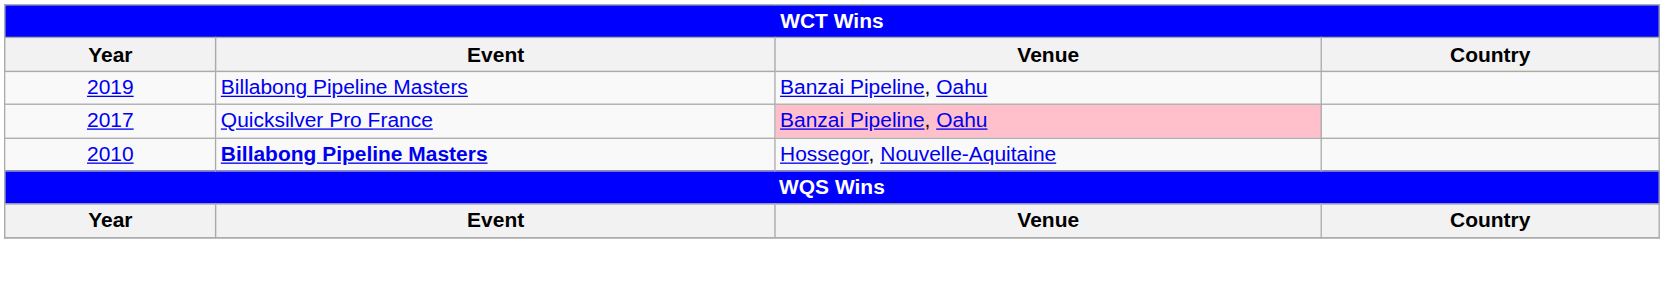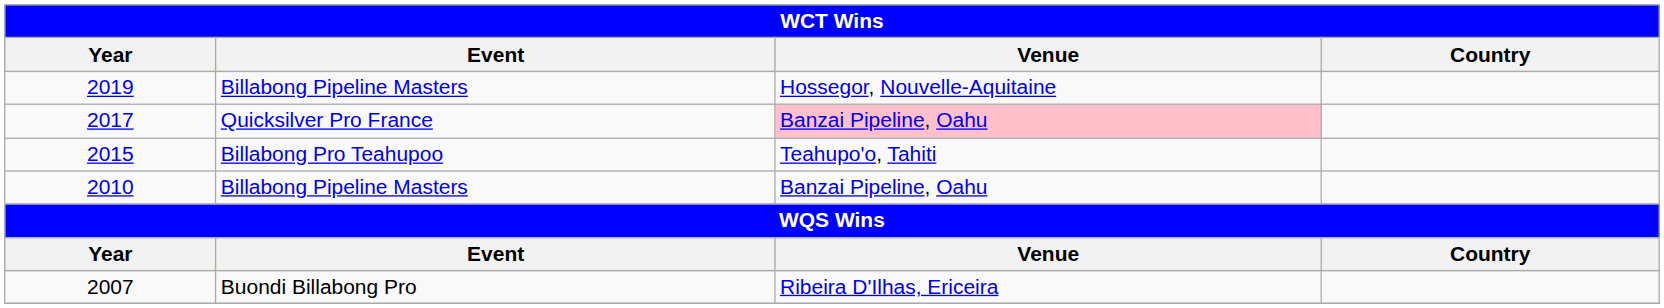(884, 87) Banzai Pipeline, Oahu -> (918, 87) Hossegor, Nouvelle-Aquitaine
+ row: (110, 154)
(354, 154) bold -> (344, 187) normal
(918, 154) Hossegor, Nouvelle-Aquitaine -> (884, 187) Banzai Pipeline, Oahu
+ row: (110, 287)
